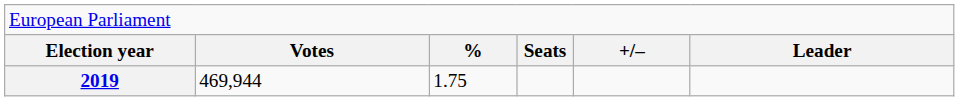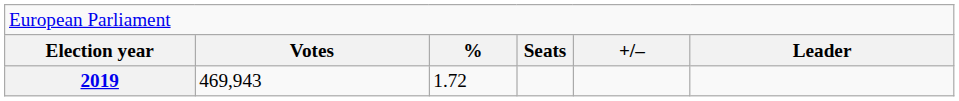(230, 80) 469,944 -> (230, 80) 469,943
(450, 80) 1.75 -> (450, 80) 1.72
